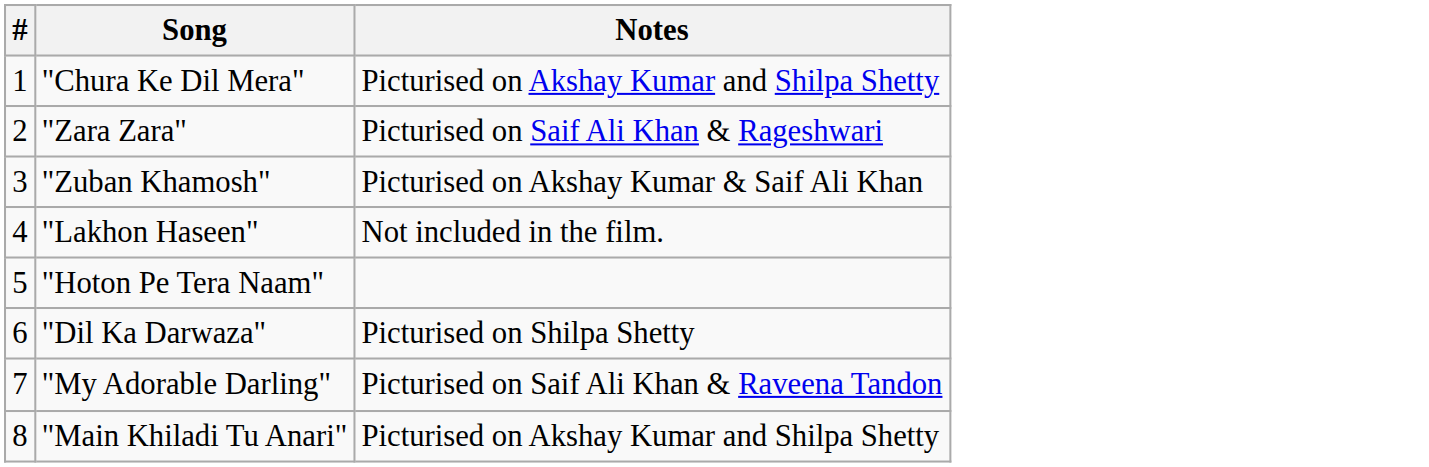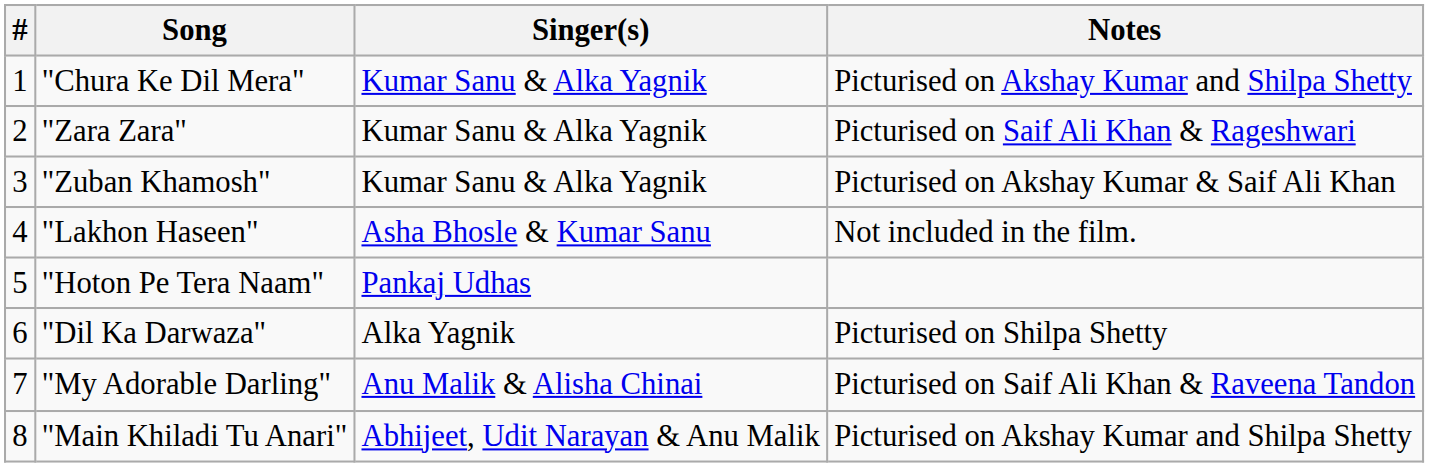+ column: (591, 30)
